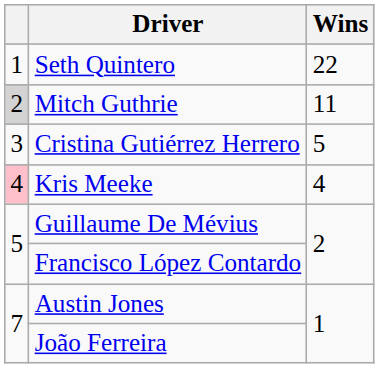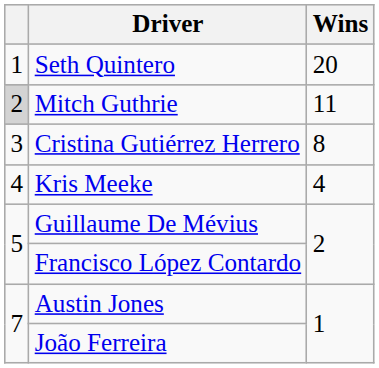(325, 64) 22 -> (325, 64) 20
(319, 143) 5 -> (319, 143) 8
(17, 183) pink background -> (17, 183) no background
